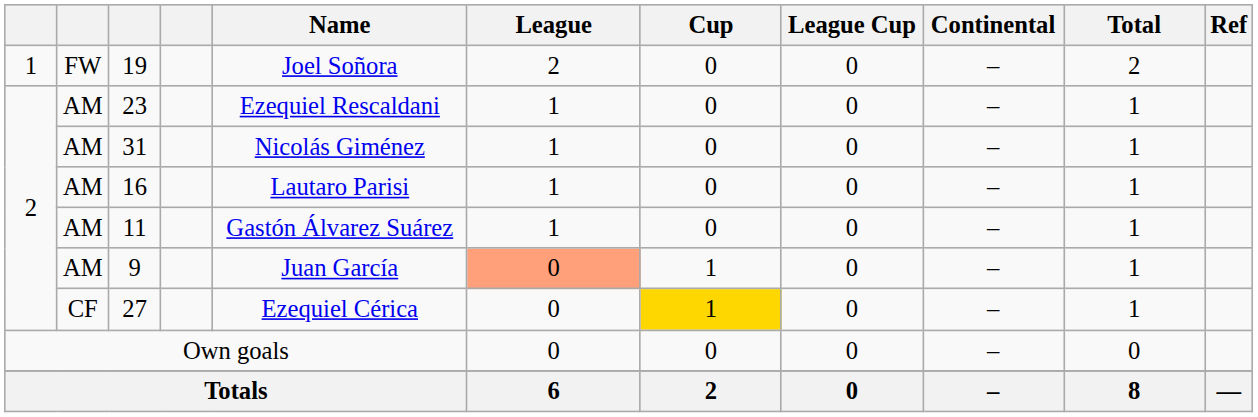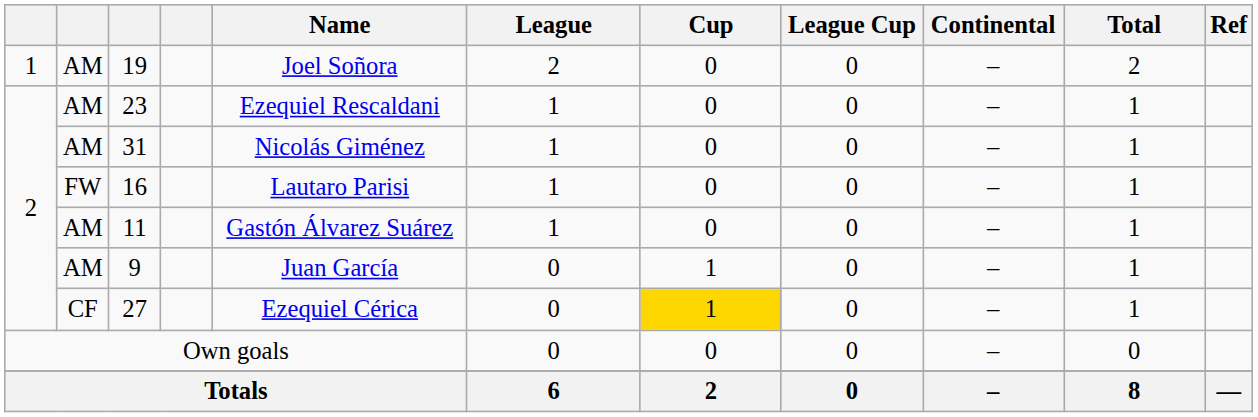(83, 65) FW -> (83, 65) AM
(83, 187) AM -> (83, 187) FW
(554, 268) lightsalmon background -> (554, 268) no background
